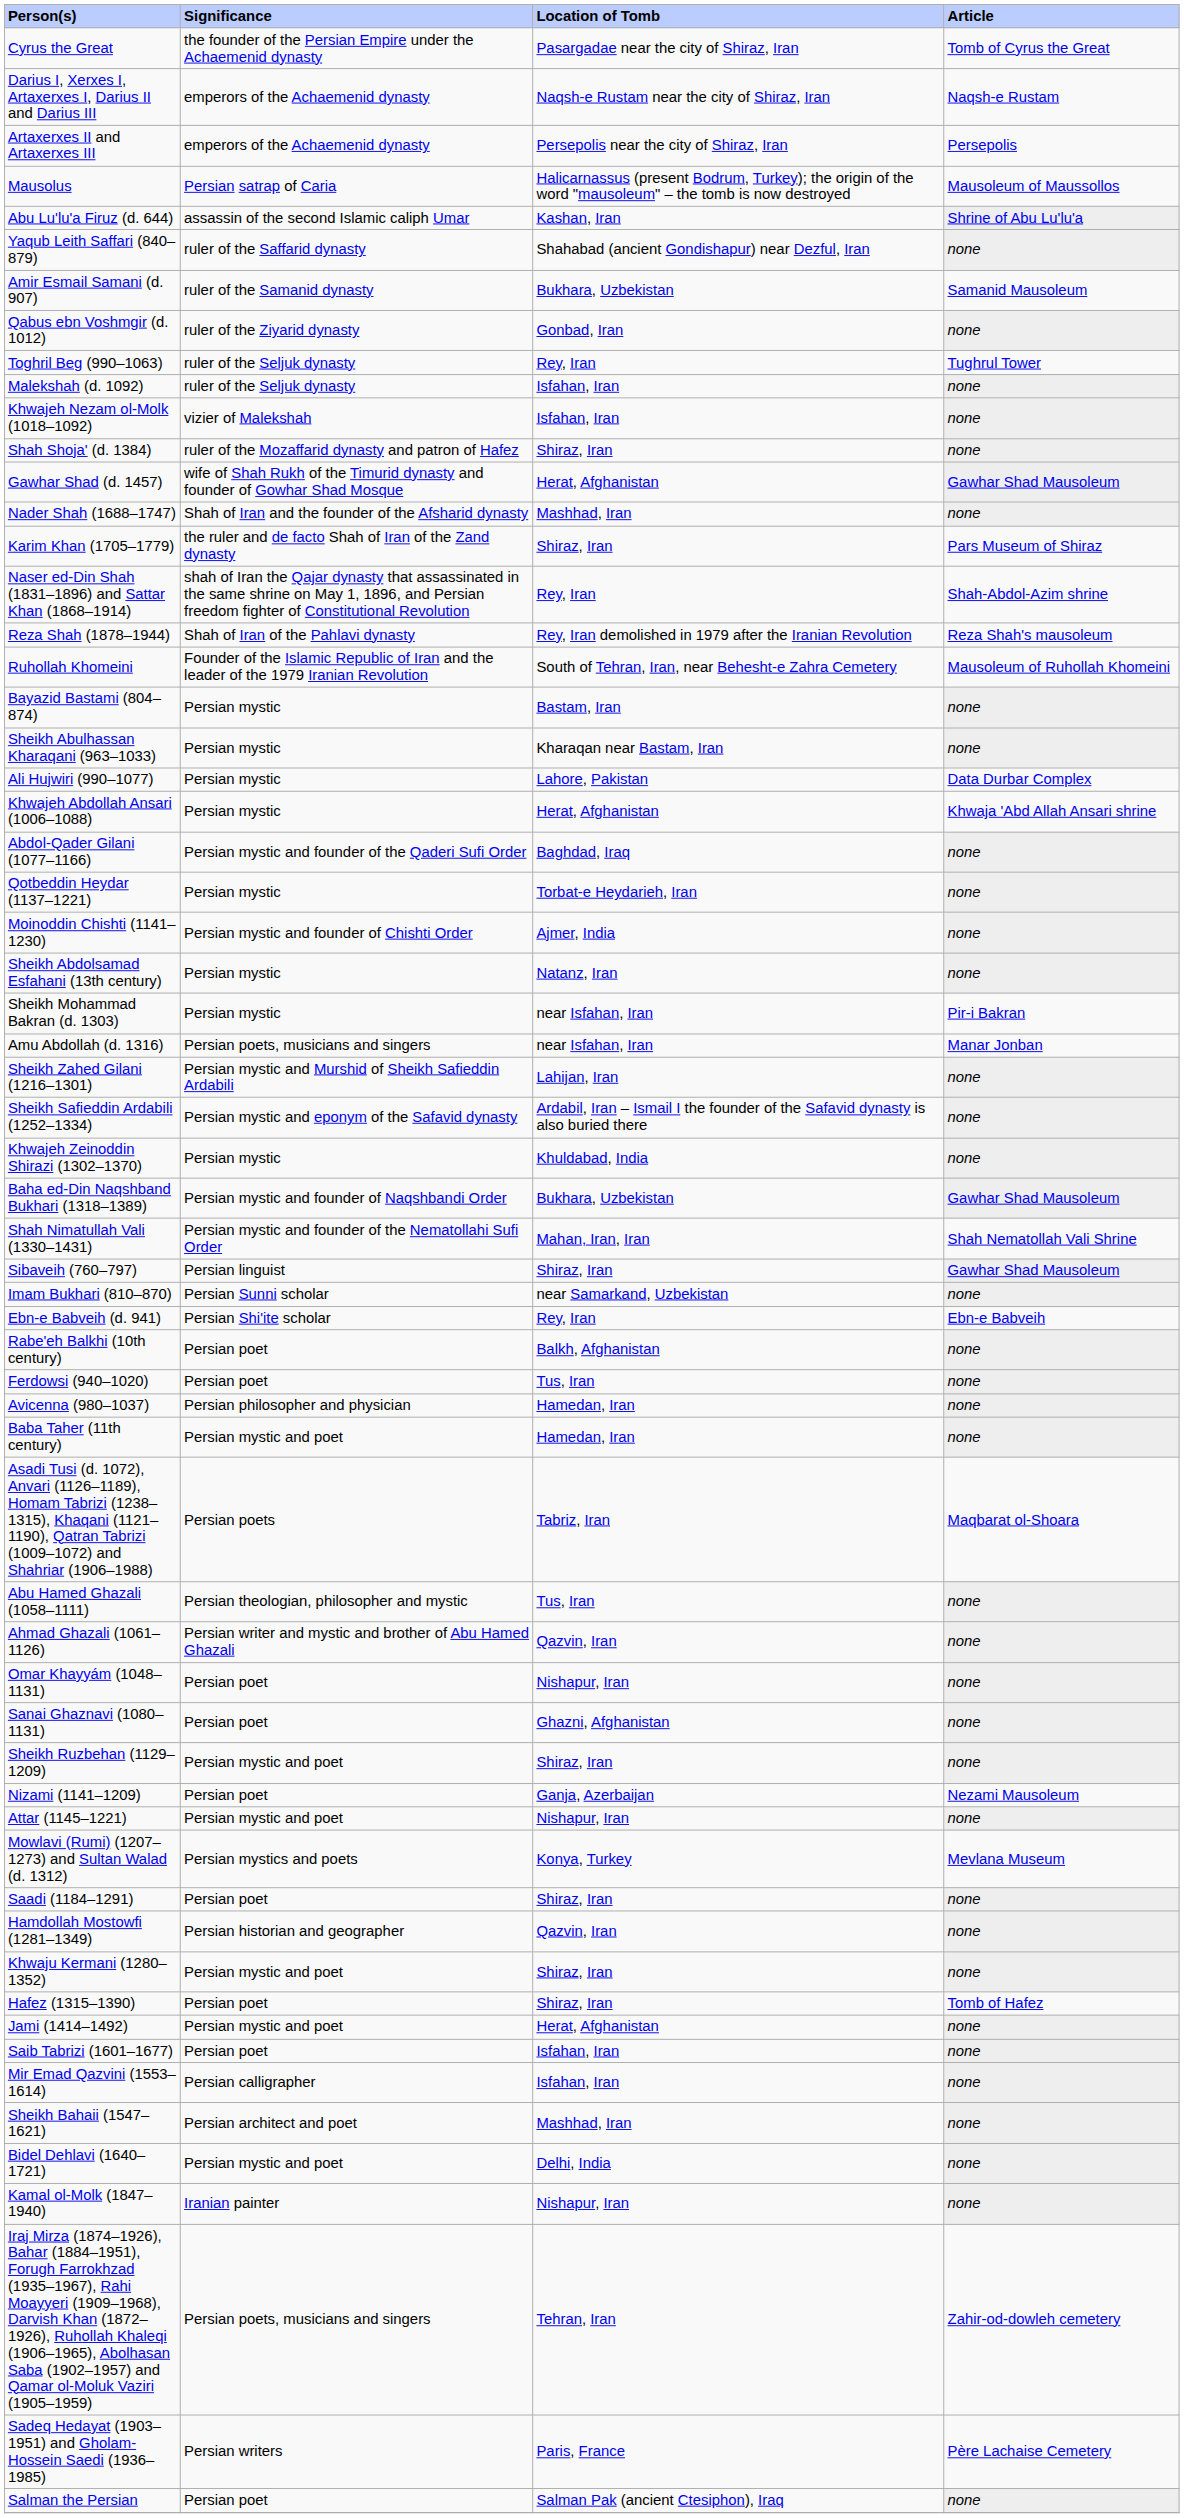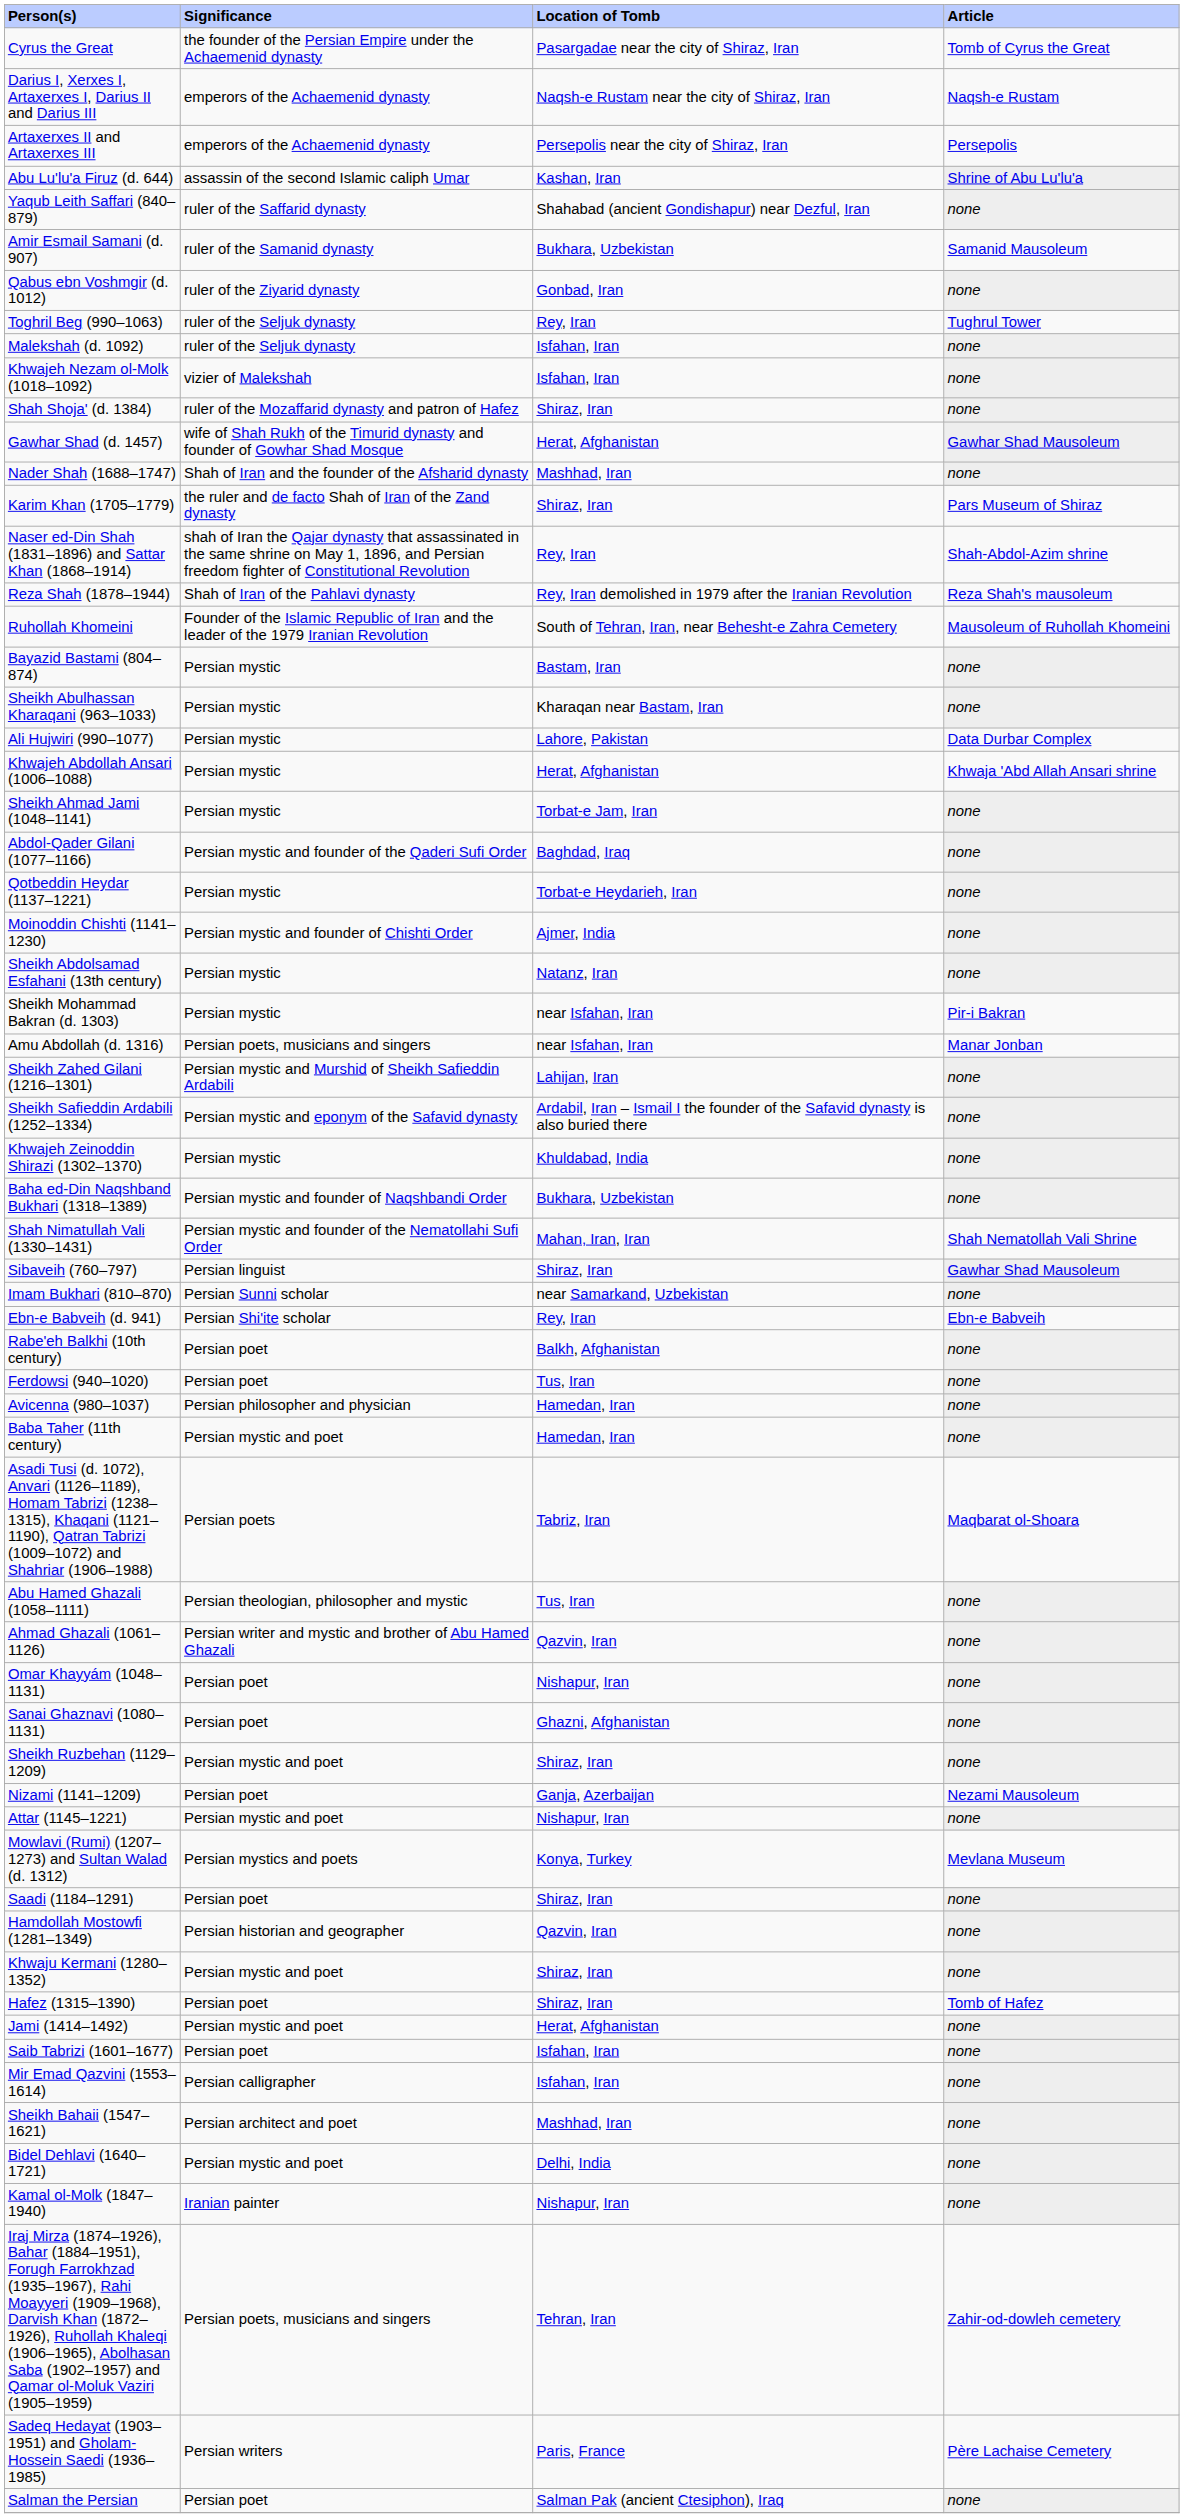- row: (40, 186)
+ row: (74, 811)
(1034, 1198) Gawhar Shad Mausoleum -> (964, 1198) none
